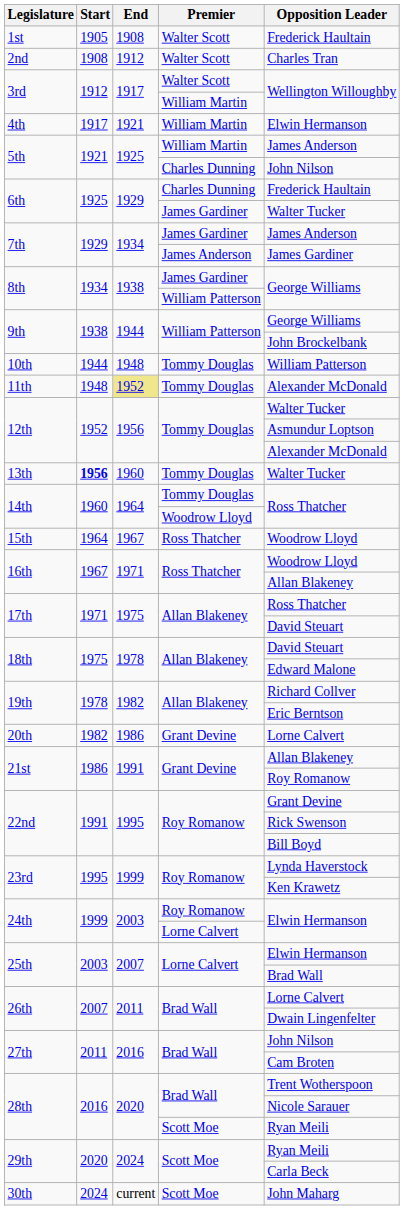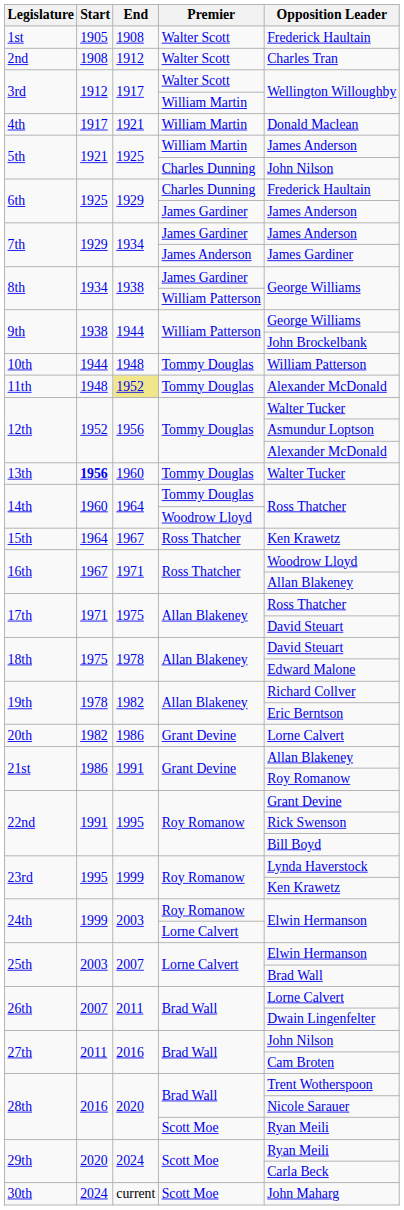(317, 124) Elwin Hermanson -> (313, 124) Donald Maclean
(306, 211) Walter Tucker -> (312, 211) James Anderson
(312, 539) Woodrow Lloyd -> (304, 539) Ken Krawetz
